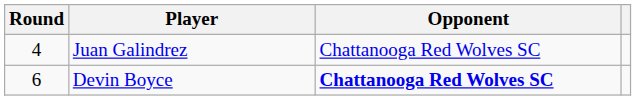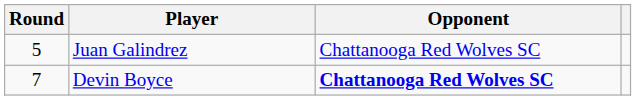(37, 49) 4 -> (37, 49) 5
(37, 79) 6 -> (37, 79) 7
